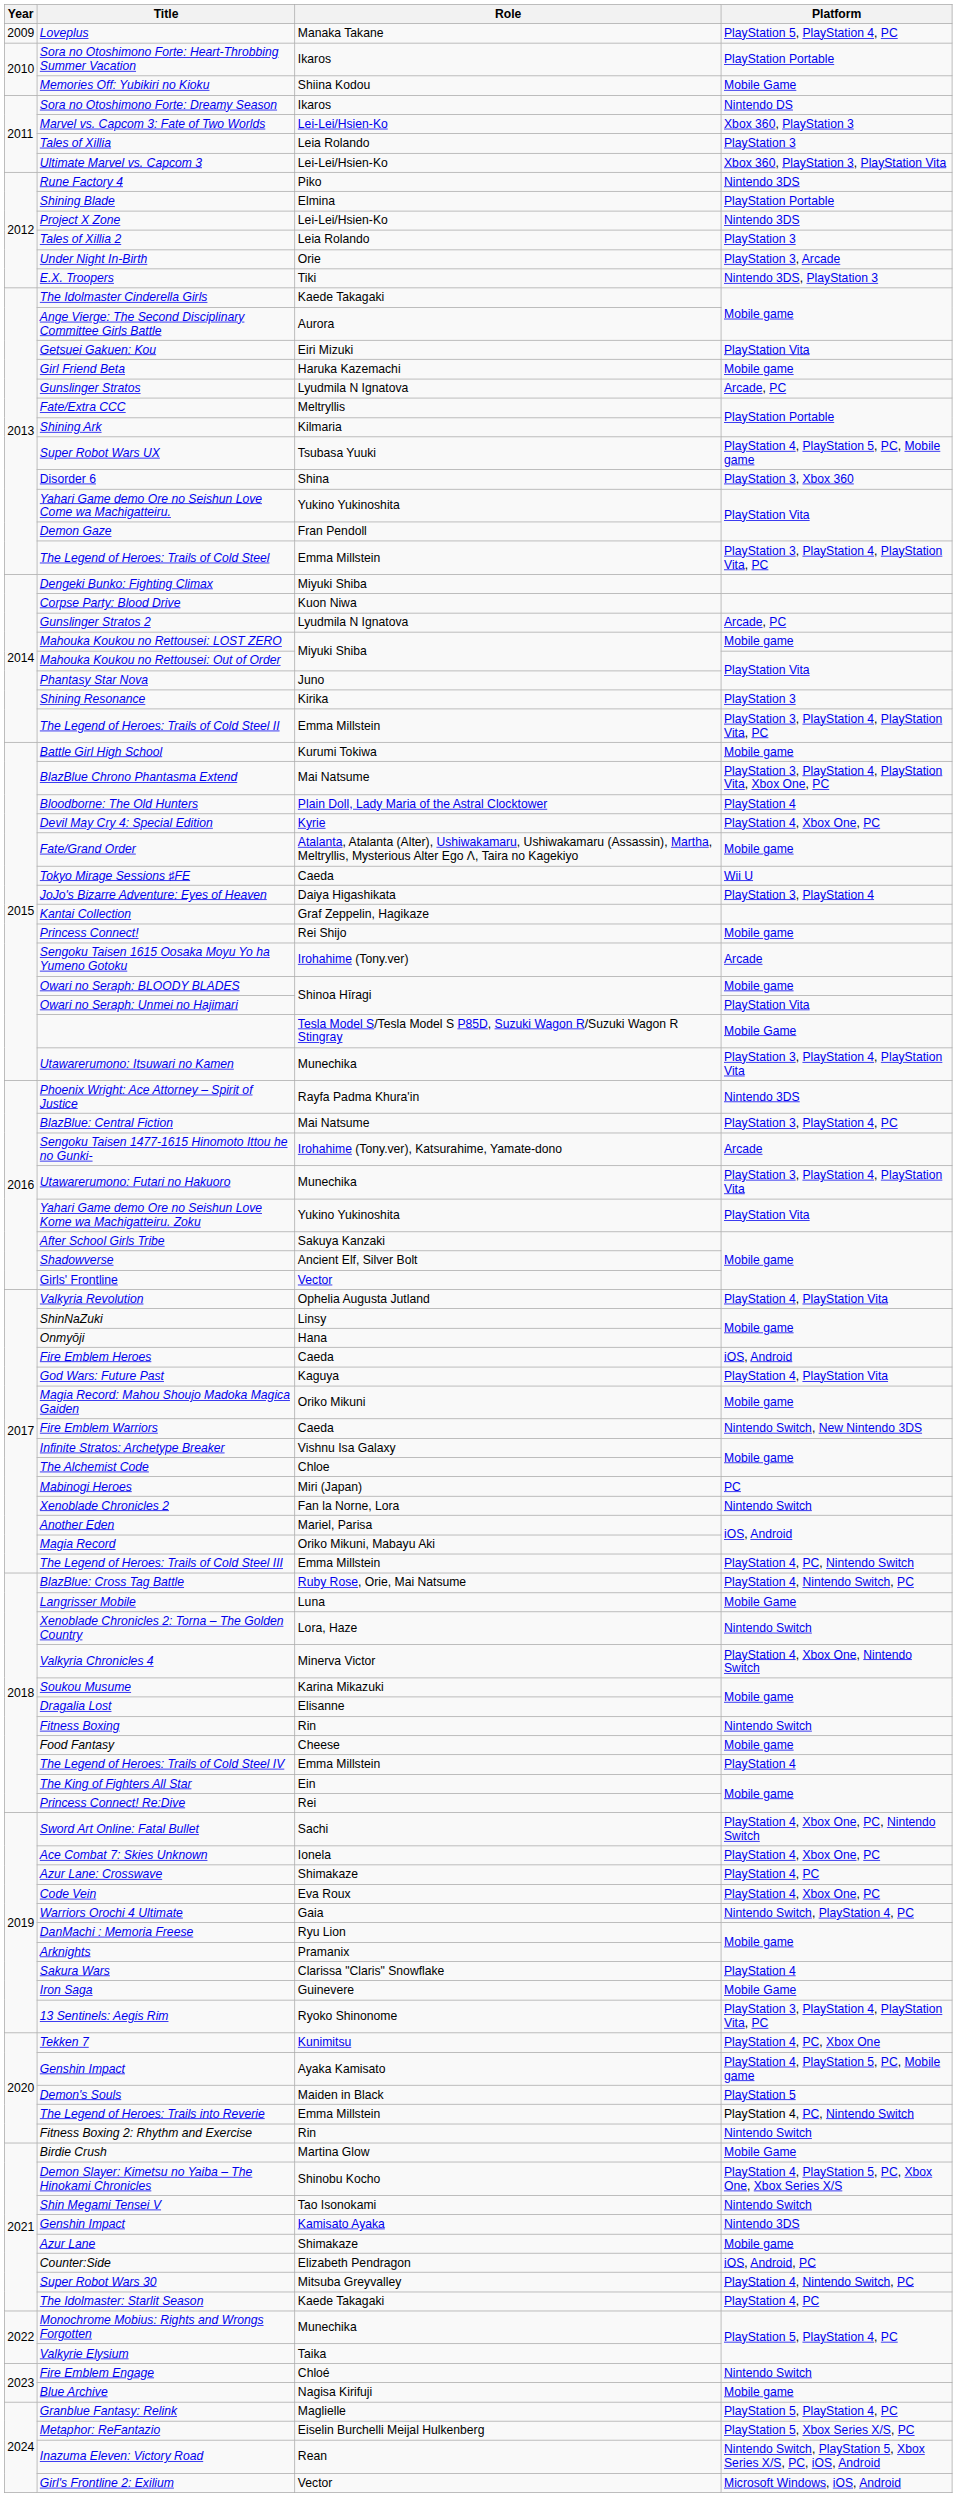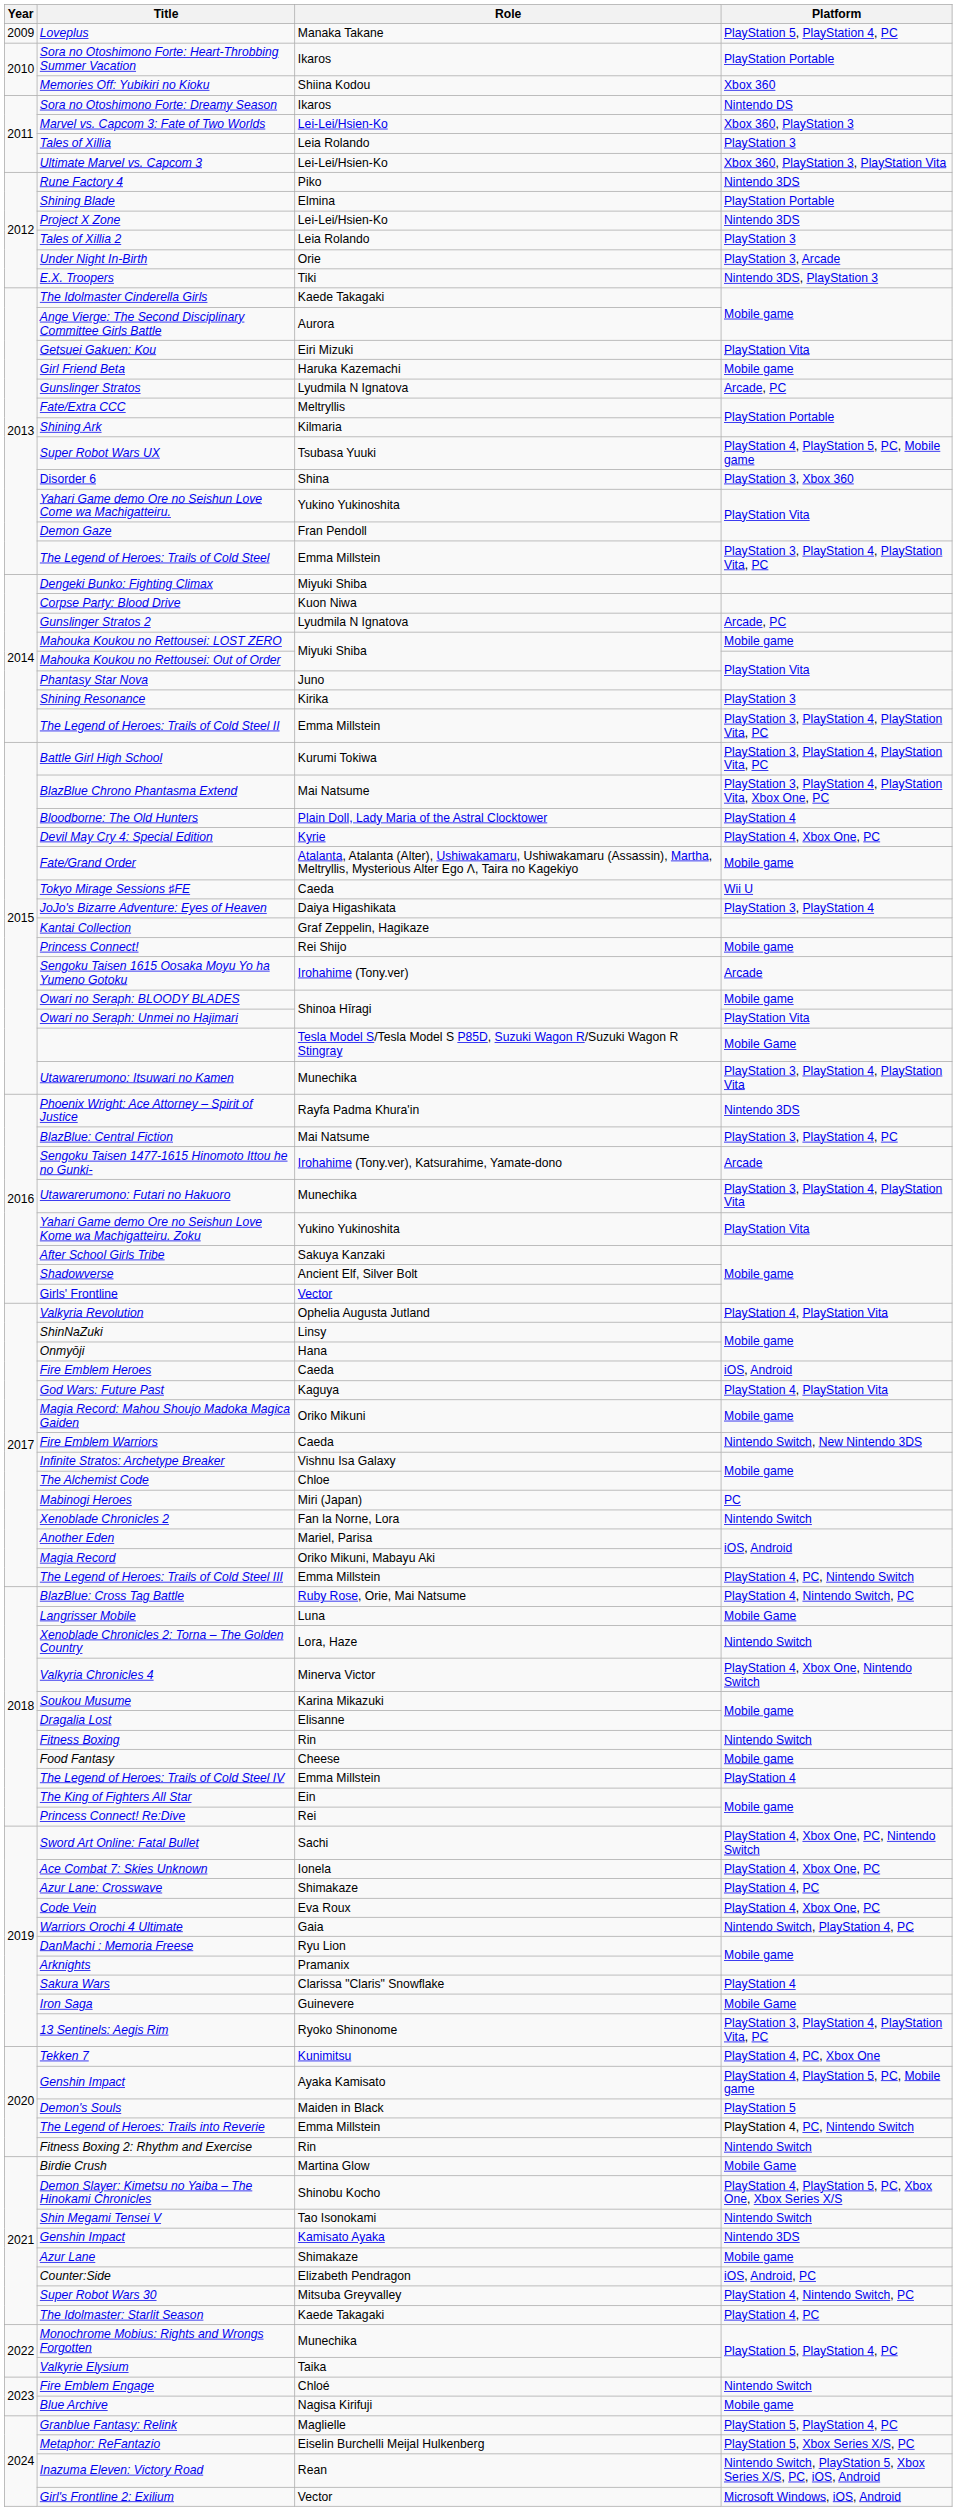(760, 85) Mobile Game -> (750, 85) Xbox 360
(759, 751) Mobile game -> (833, 758) PlayStation 3, PlayStation 4, PlayStation Vita, PC
